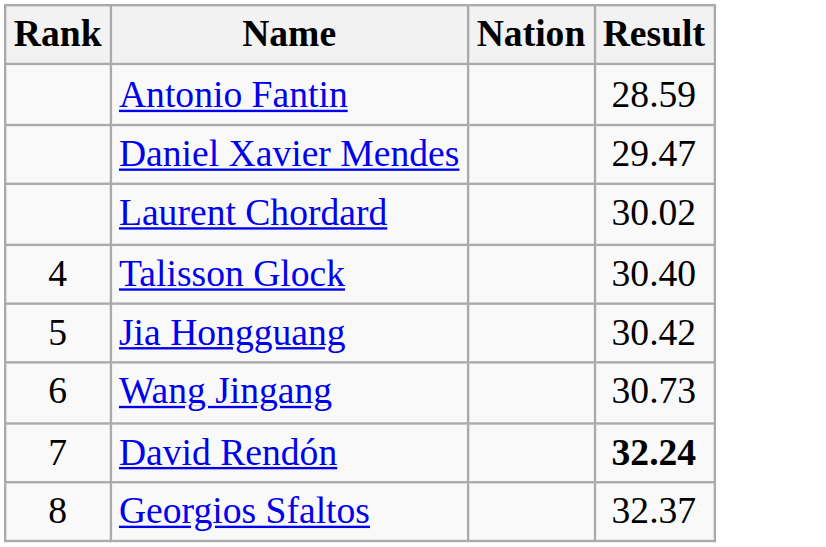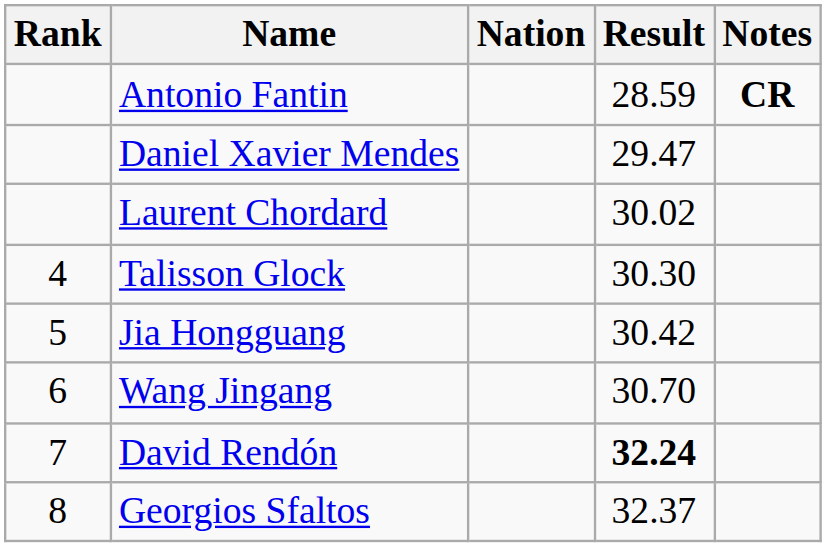+ column: (767, 34)
(654, 272) 30.40 -> (654, 272) 30.30
(654, 392) 30.73 -> (654, 392) 30.70
